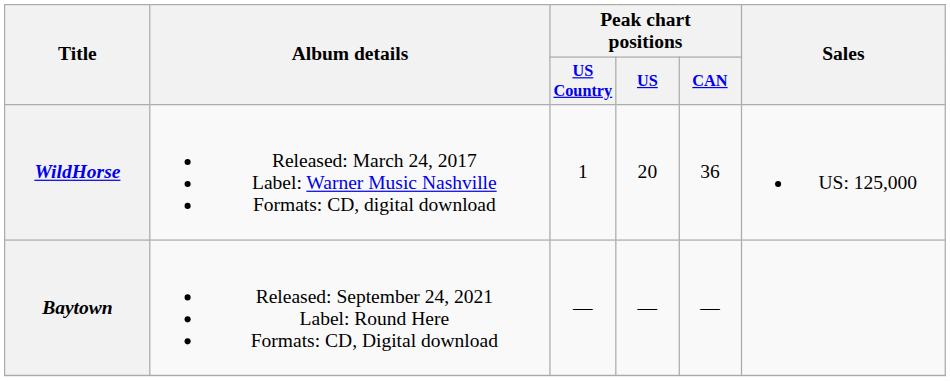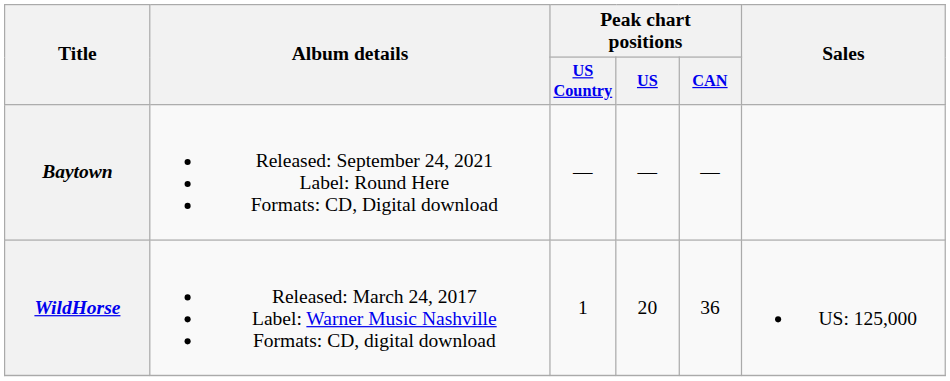rows swapped: (77, 172) <-> (77, 307)
